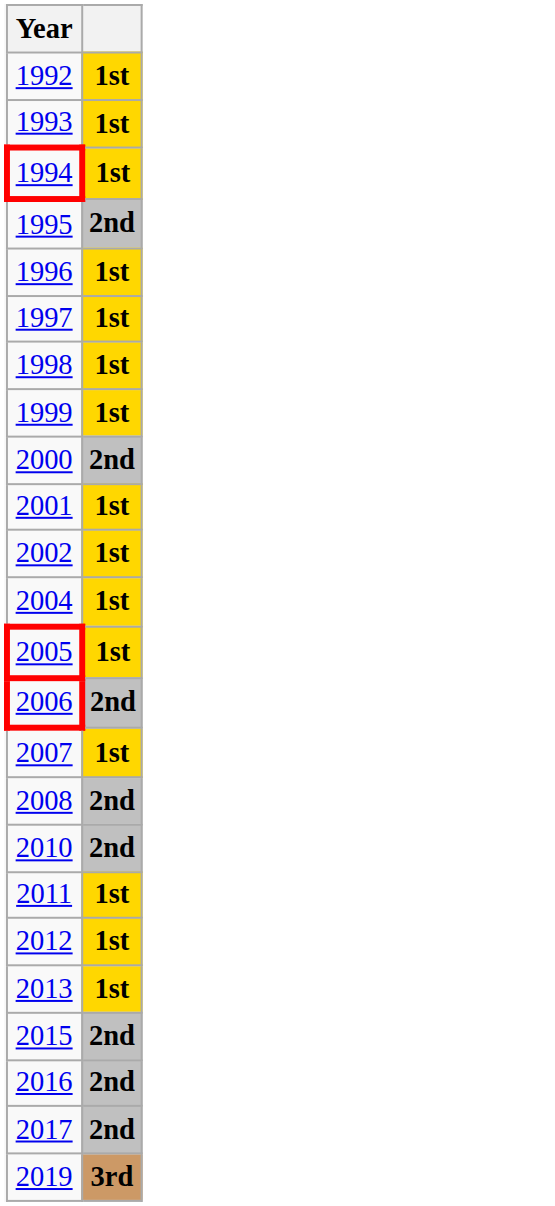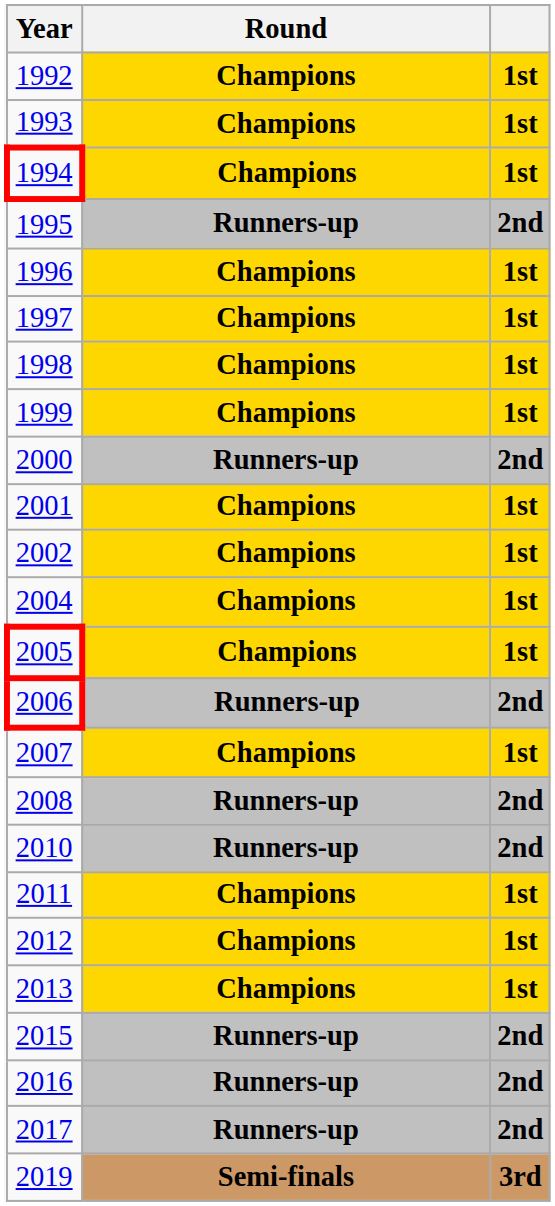+ column: (286, 28)
